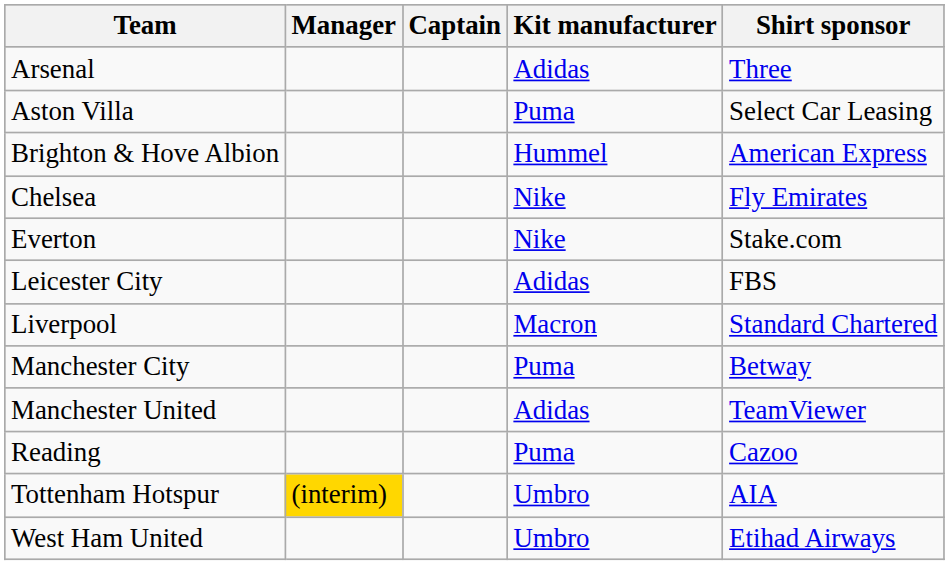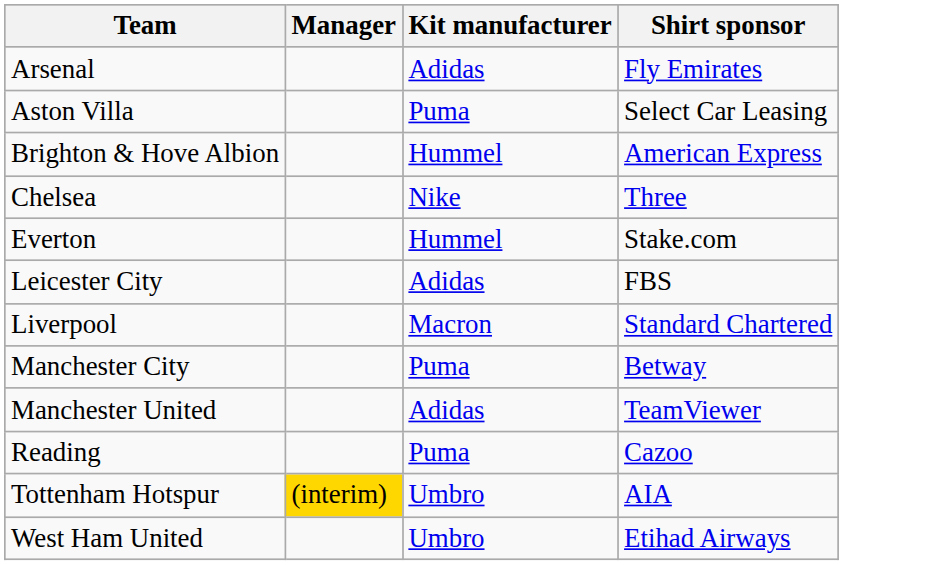- column: (455, 25)
(760, 68) Three -> (693, 68) Fly Emirates
(798, 196) Fly Emirates -> (655, 196) Three
(540, 238) Nike -> (455, 238) Hummel
